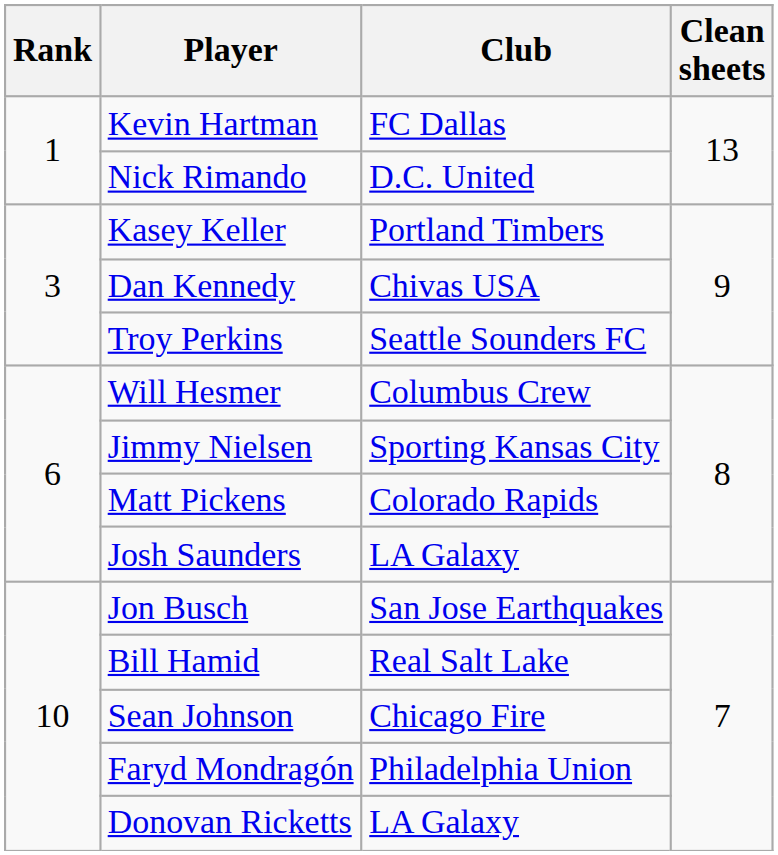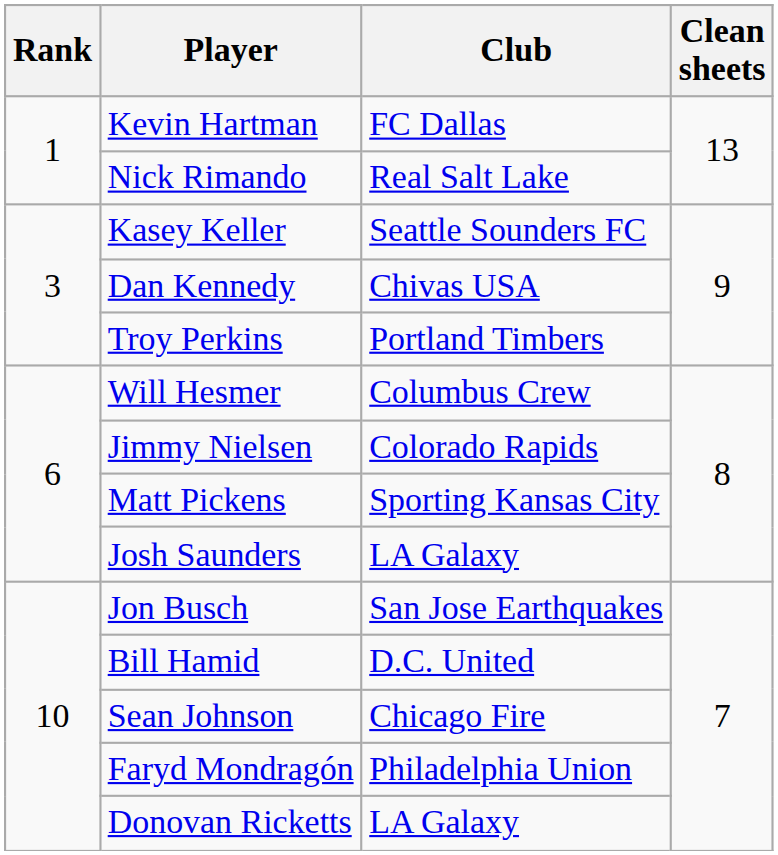(452, 177) D.C. United -> (469, 177) Real Salt Lake
(487, 230) Portland Timbers -> (508, 230) Seattle Sounders FC
(508, 338) Seattle Sounders FC -> (487, 338) Portland Timbers
(514, 446) Sporting Kansas City -> (484, 446) Colorado Rapids
(484, 499) Colorado Rapids -> (514, 499) Sporting Kansas City
(469, 661) Real Salt Lake -> (452, 661) D.C. United
